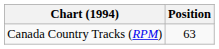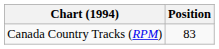(189, 34) 63 -> (189, 34) 83
